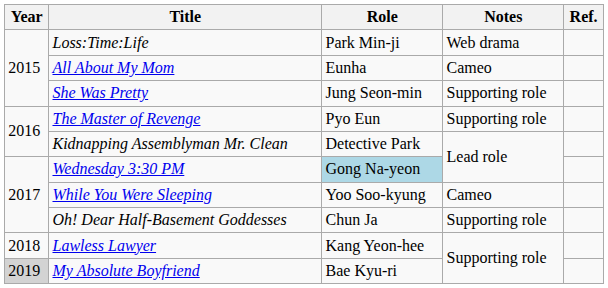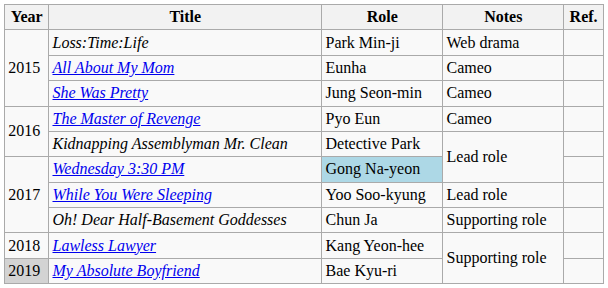(497, 93) Supporting role -> (469, 93) Cameo
(497, 118) Supporting role -> (469, 118) Cameo
(469, 194) Cameo -> (477, 194) Lead role
